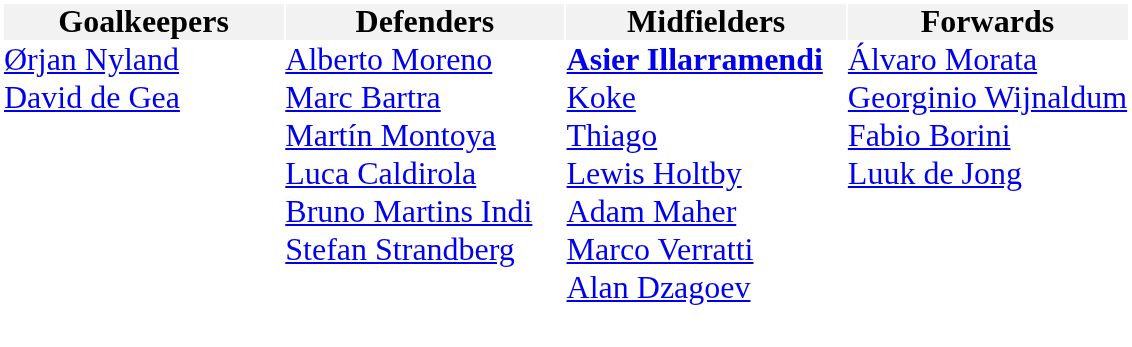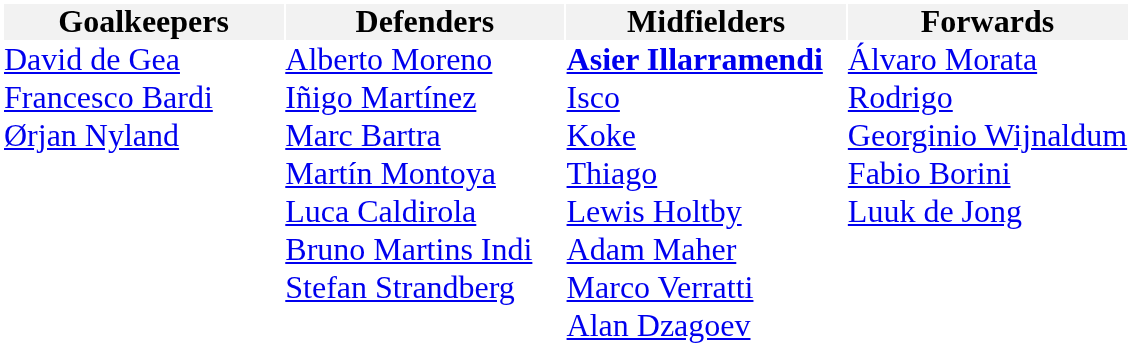(92, 59) Ørjan Nyland -> (92, 59) David de Gea
+ row: (381, 97)
(92, 97) David de Gea -> (92, 135) Ørjan Nyland
